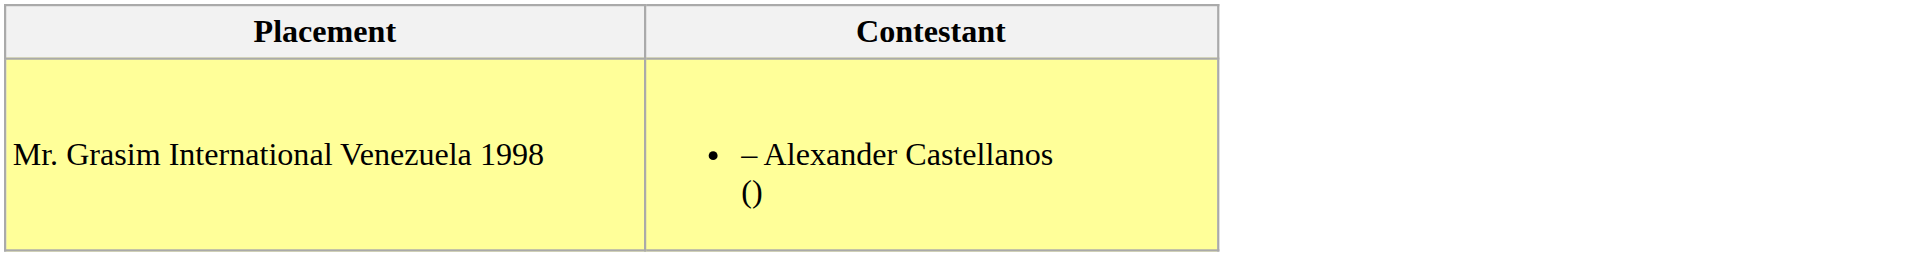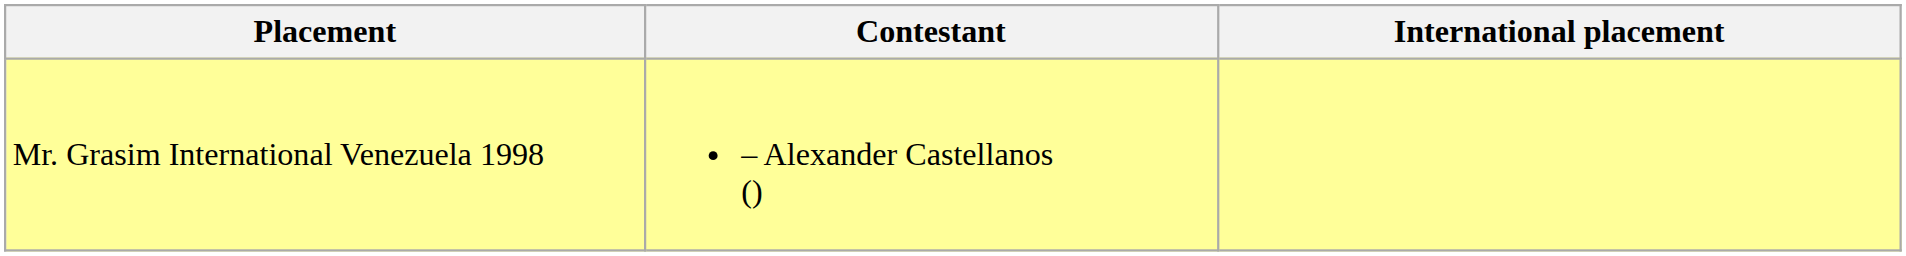+ column: (1559, 31)
